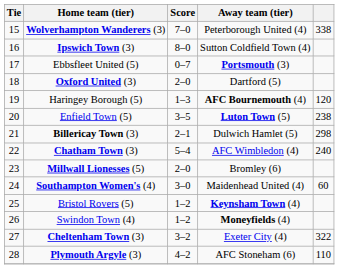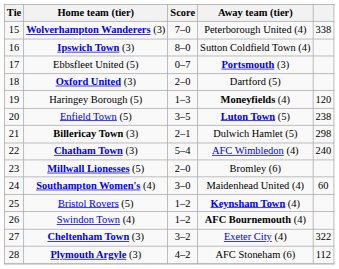(255, 99) AFC Bournemouth (4) -> (255, 99) Moneyfields (4)
(255, 220) Moneyfields (4) -> (255, 220) AFC Bournemouth (4)
(323, 254) 110 -> (323, 254) 112
